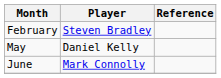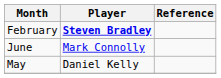(107, 30) normal -> (107, 30) bold
rows swapped: (16, 47) <-> (20, 64)
